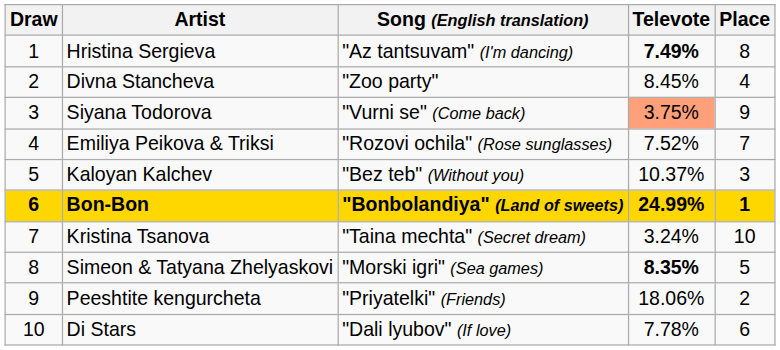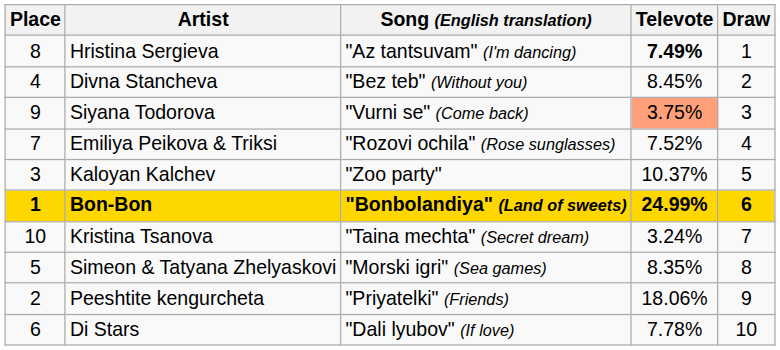columns swapped: (34, 19) <-> (745, 19)
(390, 81) "Zoo party" -> (436, 81) "Bez teb" (Without you)
(433, 174) "Bez teb" (Without you) -> (394, 174) "Zoo party"
(671, 267) bold -> (675, 267) normal
